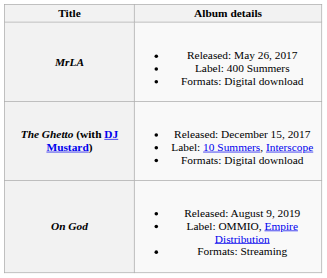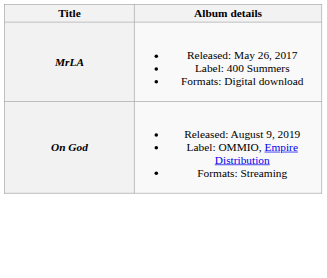- row: (69, 141)
